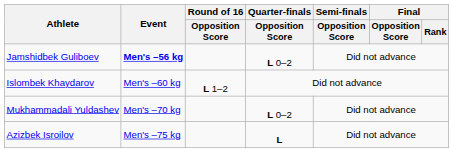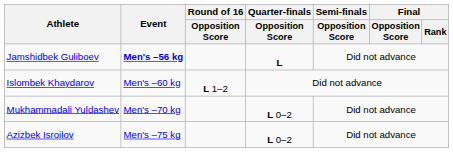(280, 63) L 0–2 -> (280, 63) L
(280, 141) L -> (280, 141) L 0–2
